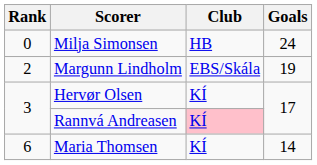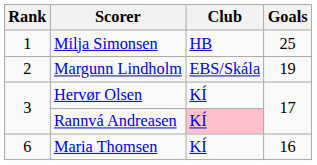(27, 43) 0 -> (27, 43) 1
(288, 43) 24 -> (288, 43) 25
(288, 146) 14 -> (288, 146) 16
